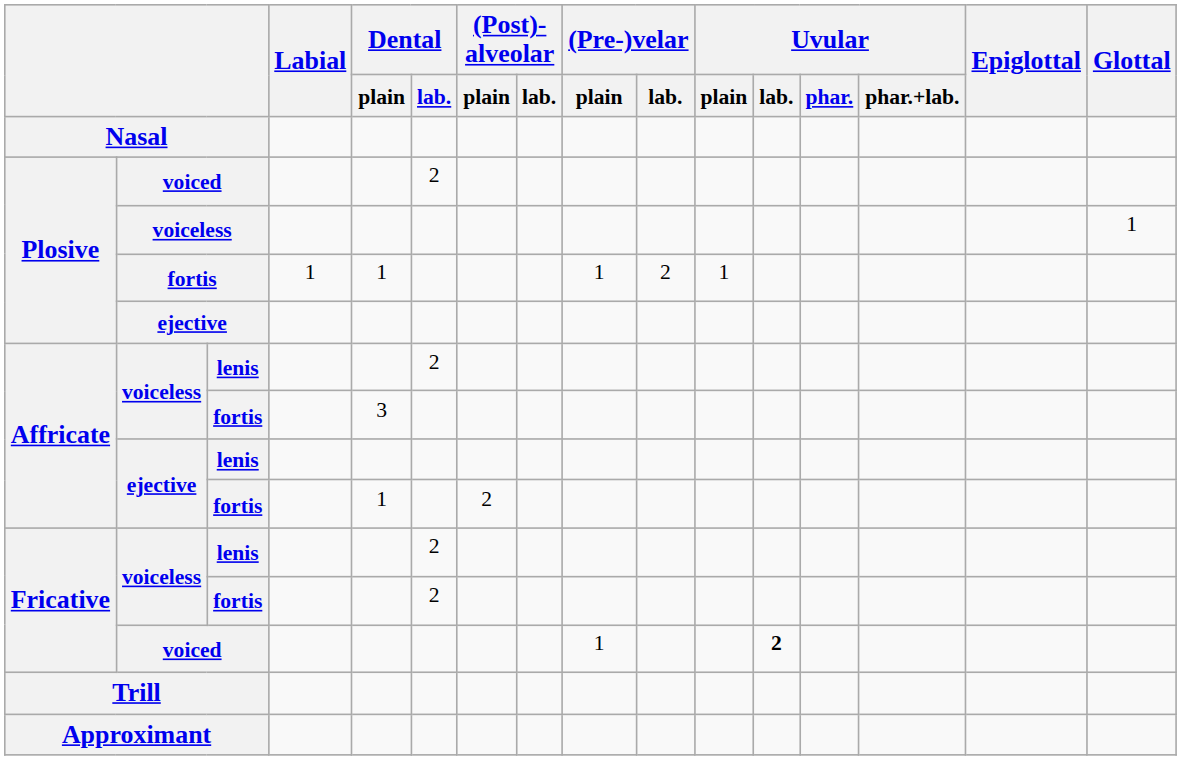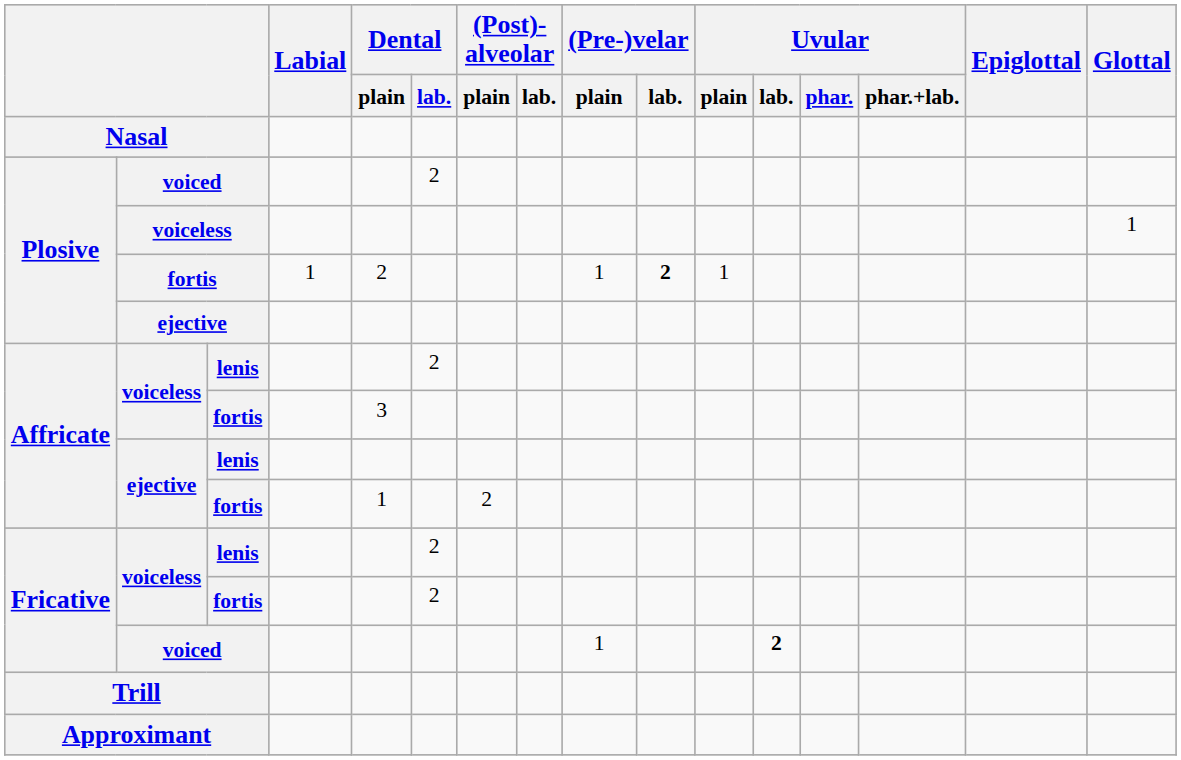(382, 272) 1 -> (382, 272) 2
(665, 272) normal -> (665, 277) bold
